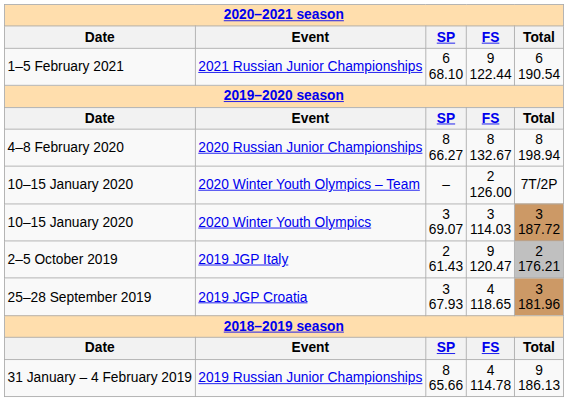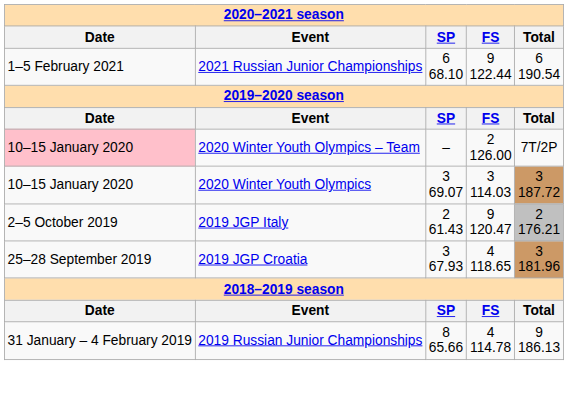- row: (310, 147)
(70, 185) no background -> (70, 147) pink background
